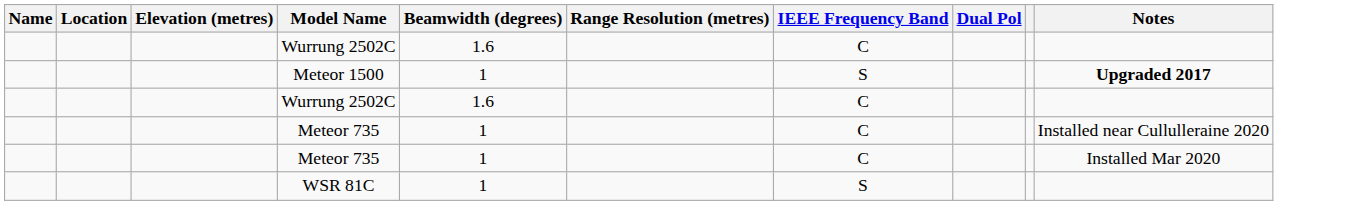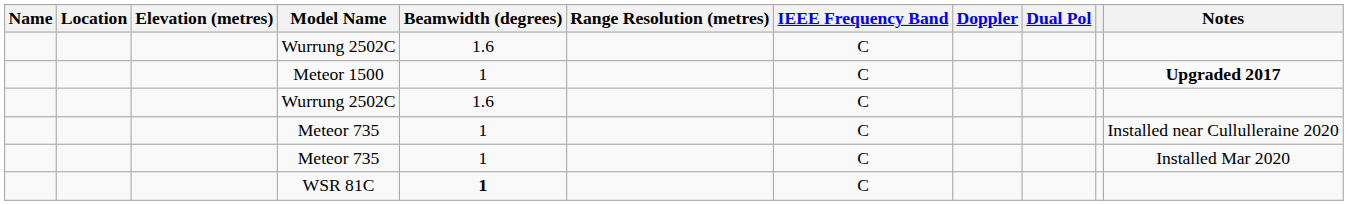+ column: (987, 18)
(863, 74) S -> (863, 74) C
(483, 185) normal -> (483, 185) bold
(863, 185) S -> (863, 185) C
